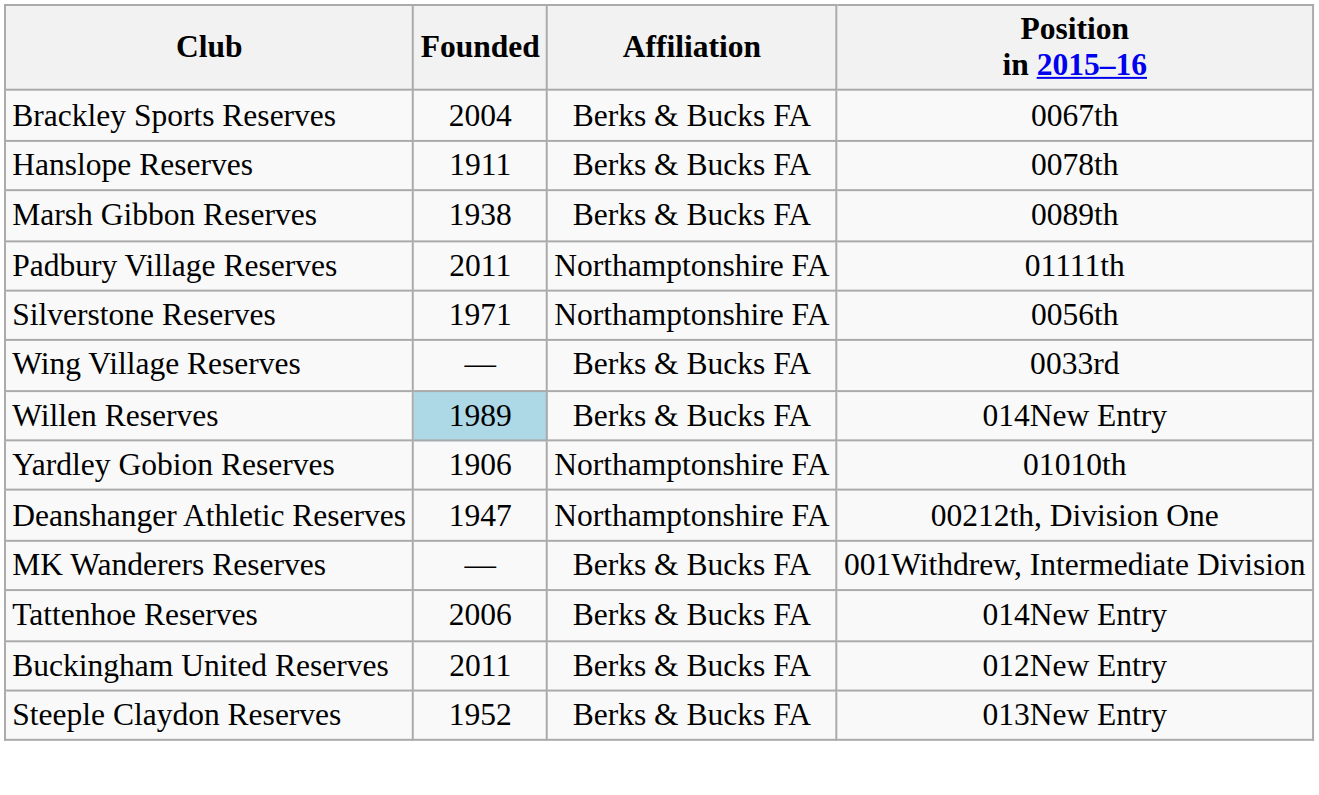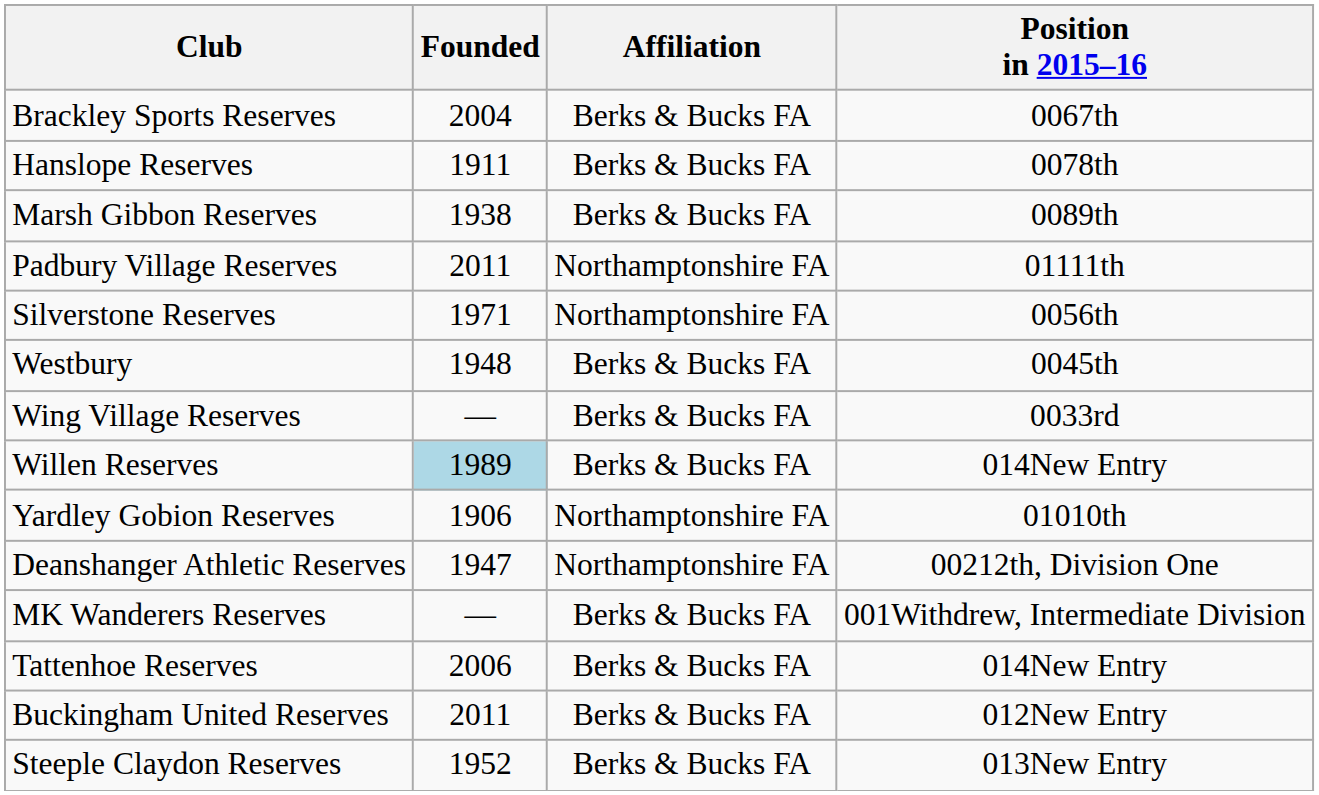+ row: (72, 364)
